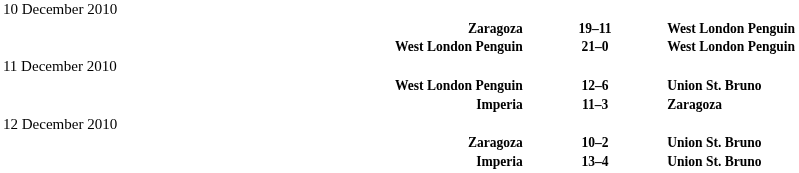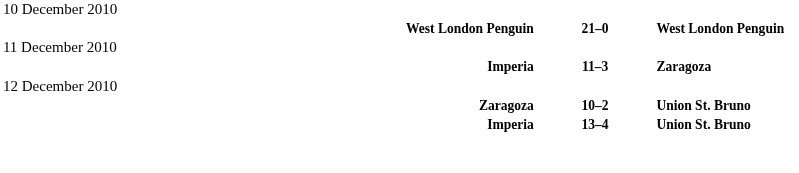- row: (495, 28)
- row: (459, 85)
